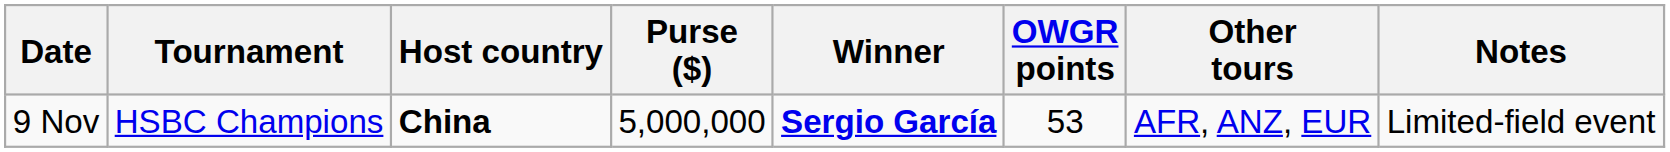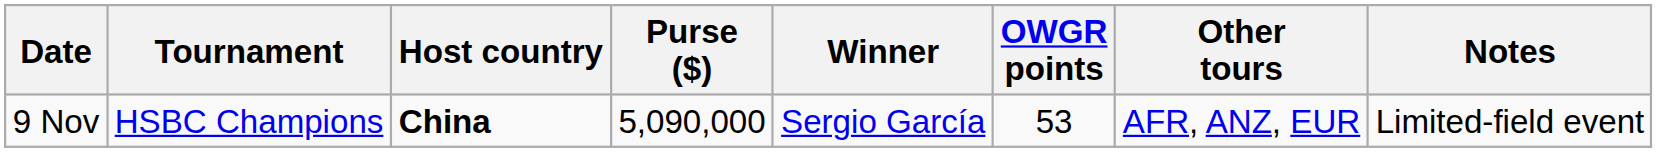(692, 121) 5,000,000 -> (692, 121) 5,090,000
(889, 121) bold -> (883, 121) normal
